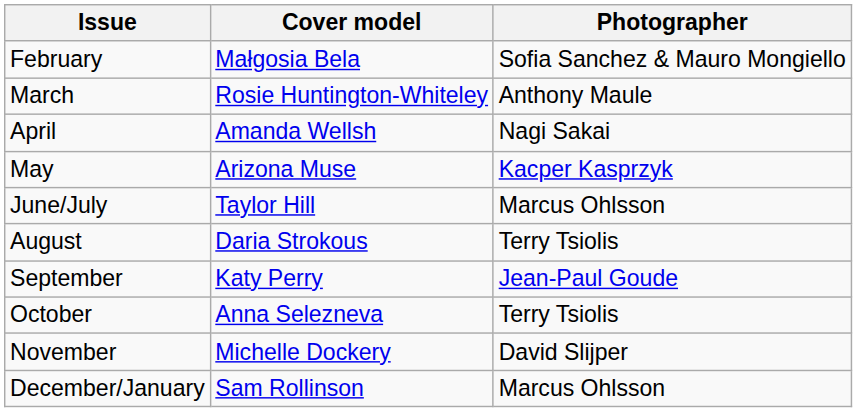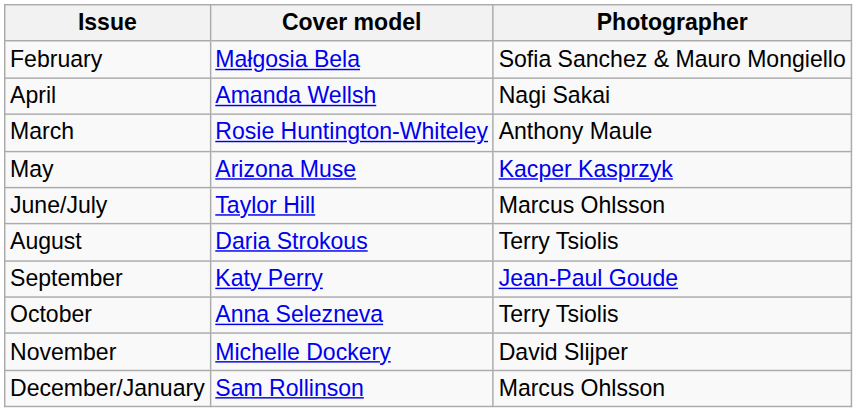rows swapped: (42, 95) <-> (33, 132)
